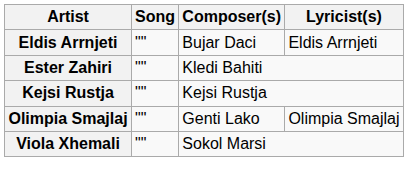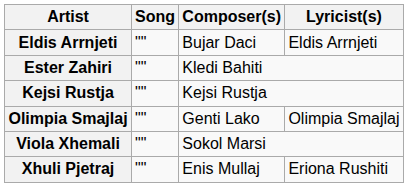+ row: (68, 169)
